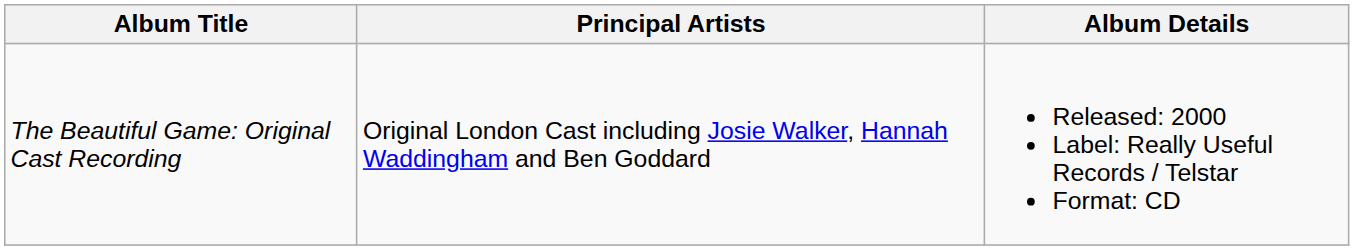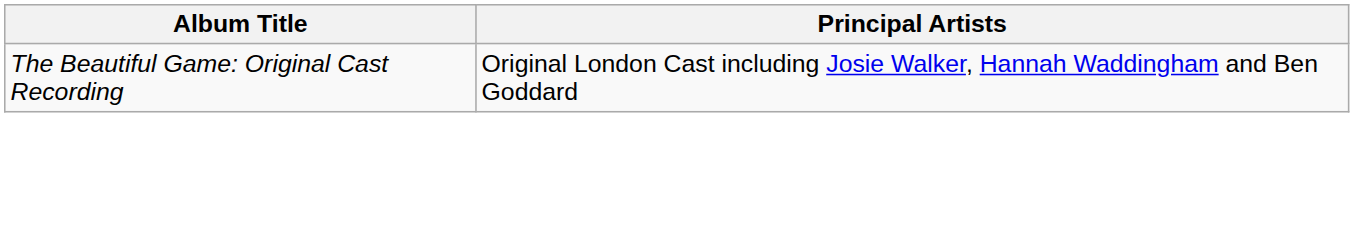- column: (1167, 24)
